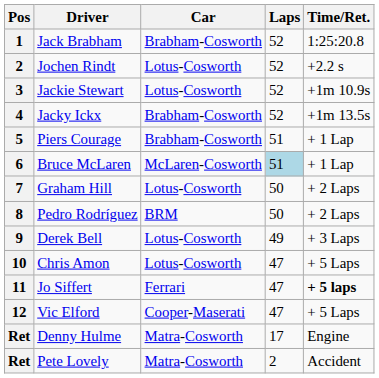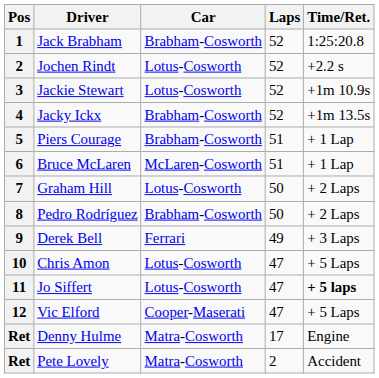(276, 164) lightblue background -> (276, 164) no background
(161, 213) BRM -> (203, 213) Brabham-Cosworth
(193, 238) Lotus-Cosworth -> (165, 238) Ferrari
(165, 287) Ferrari -> (193, 287) Lotus-Cosworth
